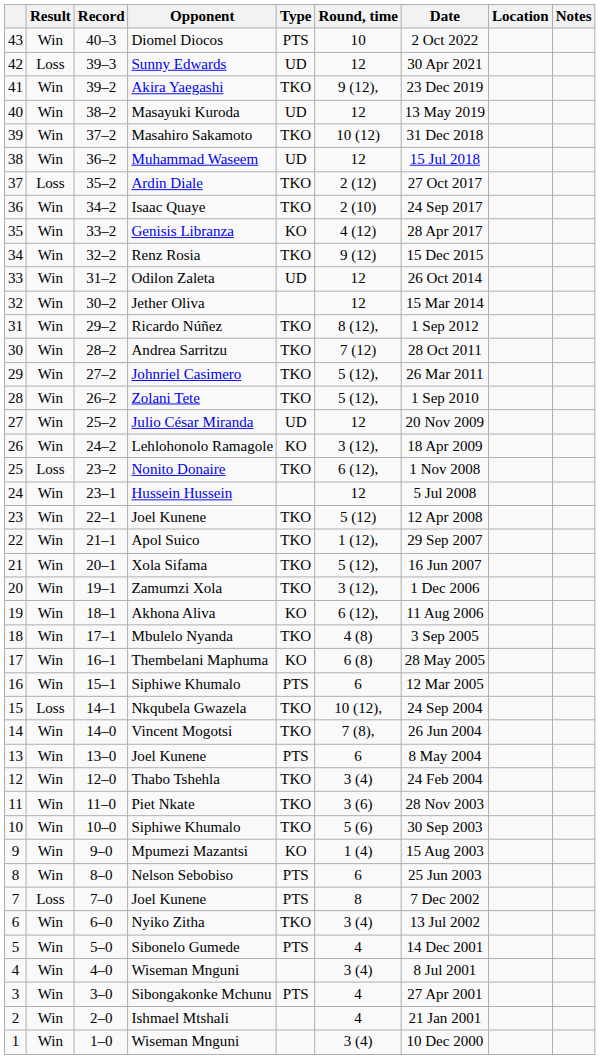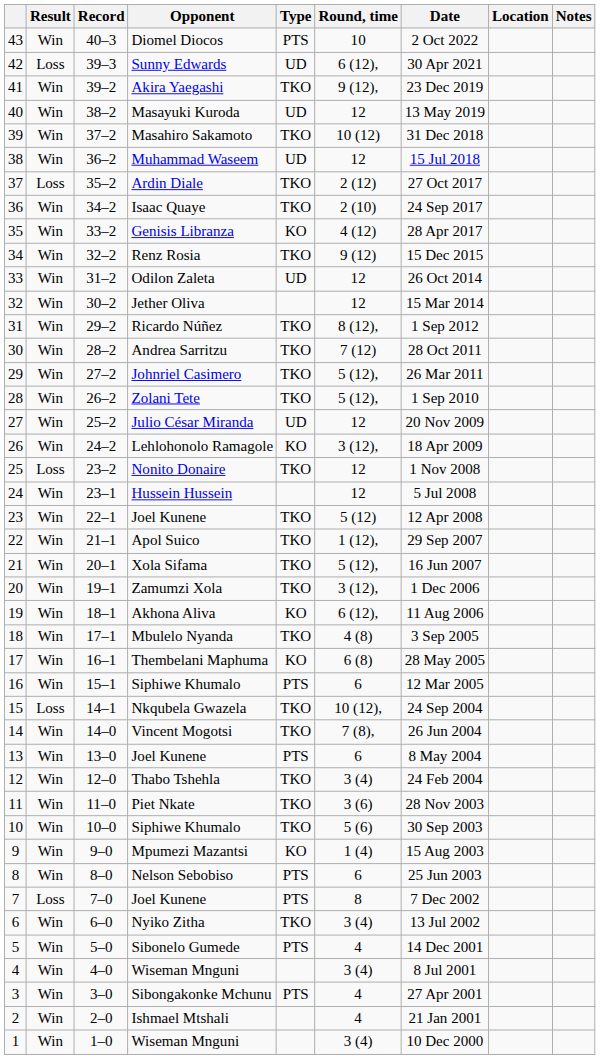(358, 64) 12 -> (358, 64) 6 (12),
(358, 469) 6 (12), -> (358, 469) 12
